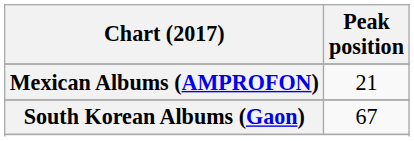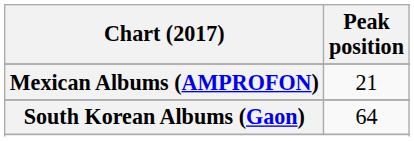(366, 116) 67 -> (366, 116) 64
